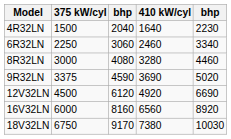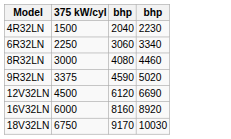- column: (165, 12)
